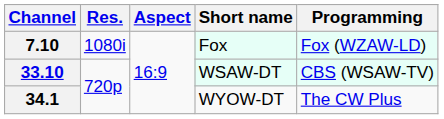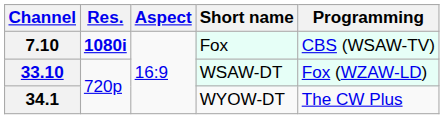(105, 45) normal -> (105, 45) bold
(364, 45) Fox (WZAW-LD) -> (368, 45) CBS (WSAW-TV)
(367, 72) CBS (WSAW-TV) -> (364, 72) Fox (WZAW-LD)
